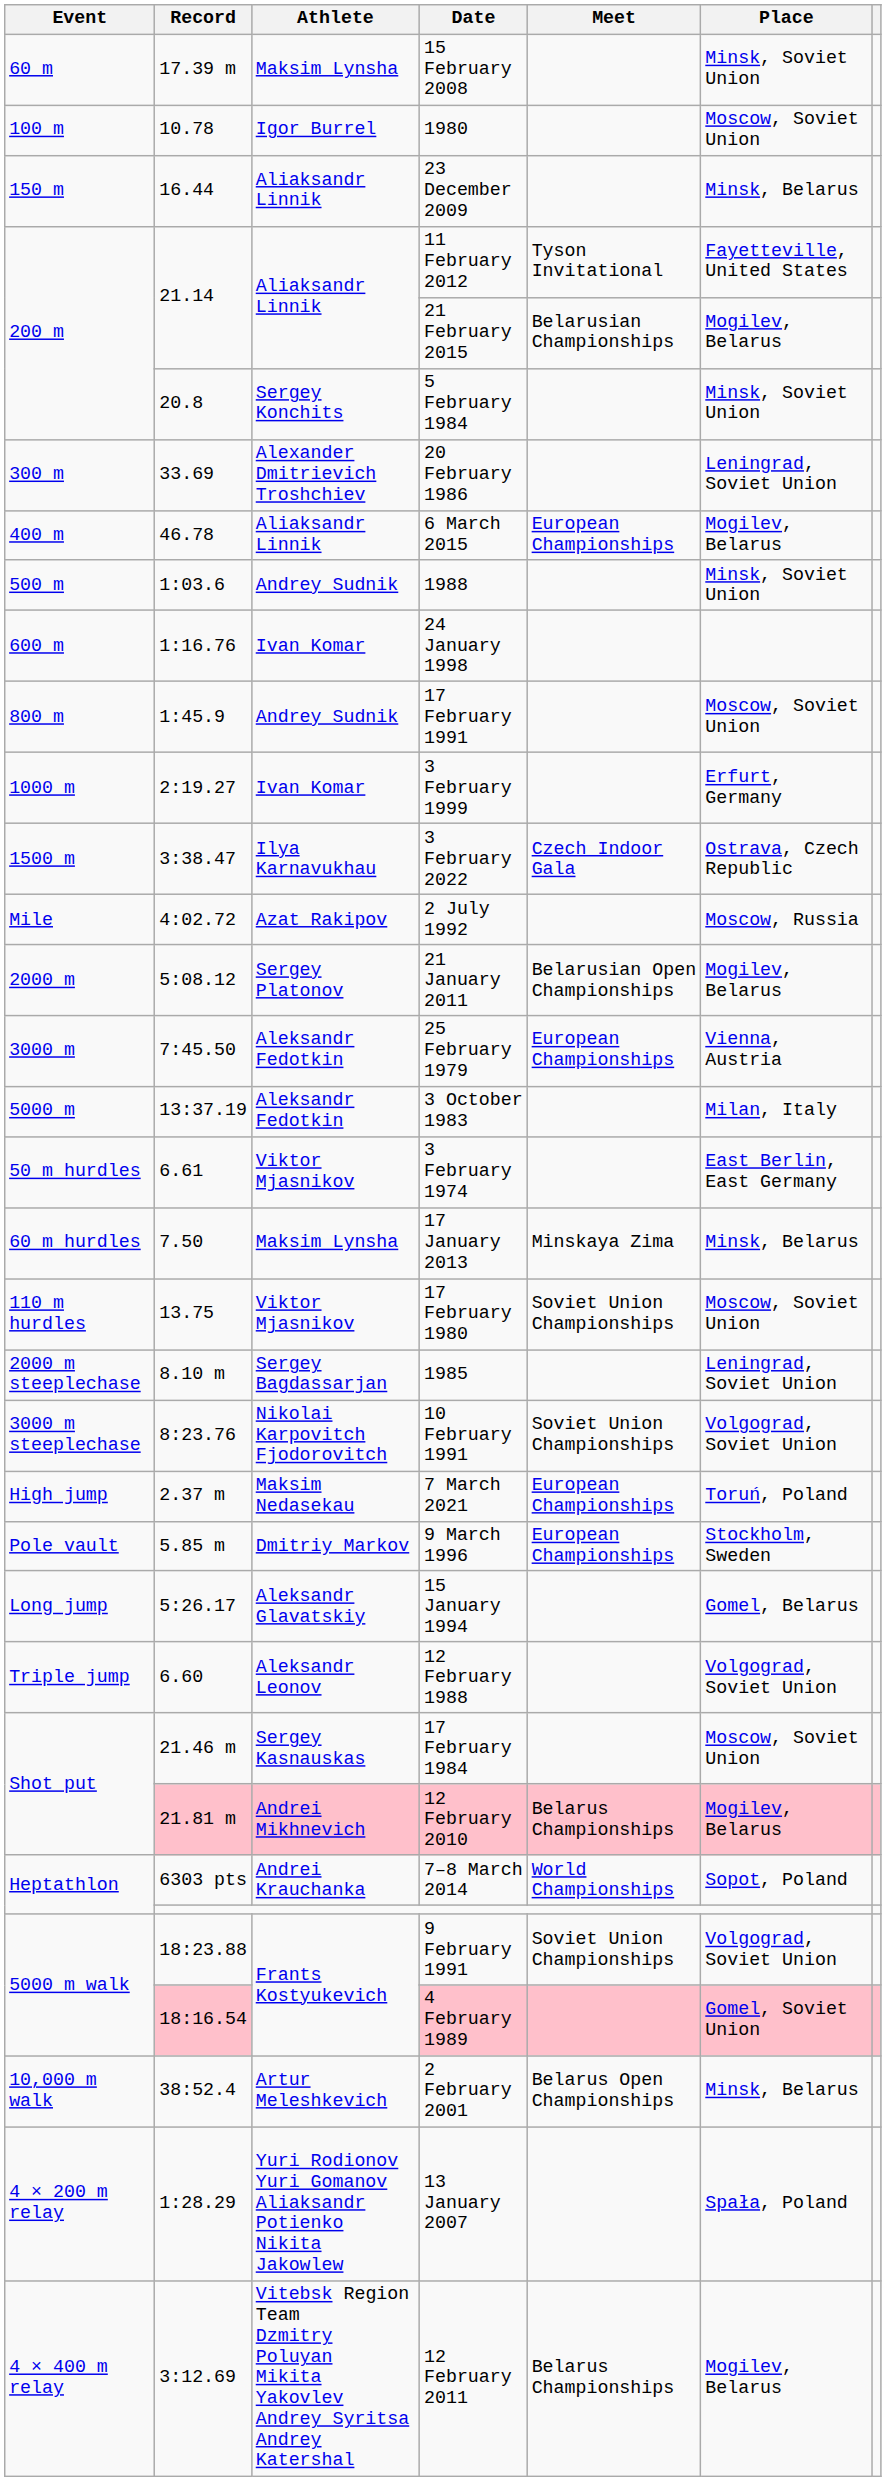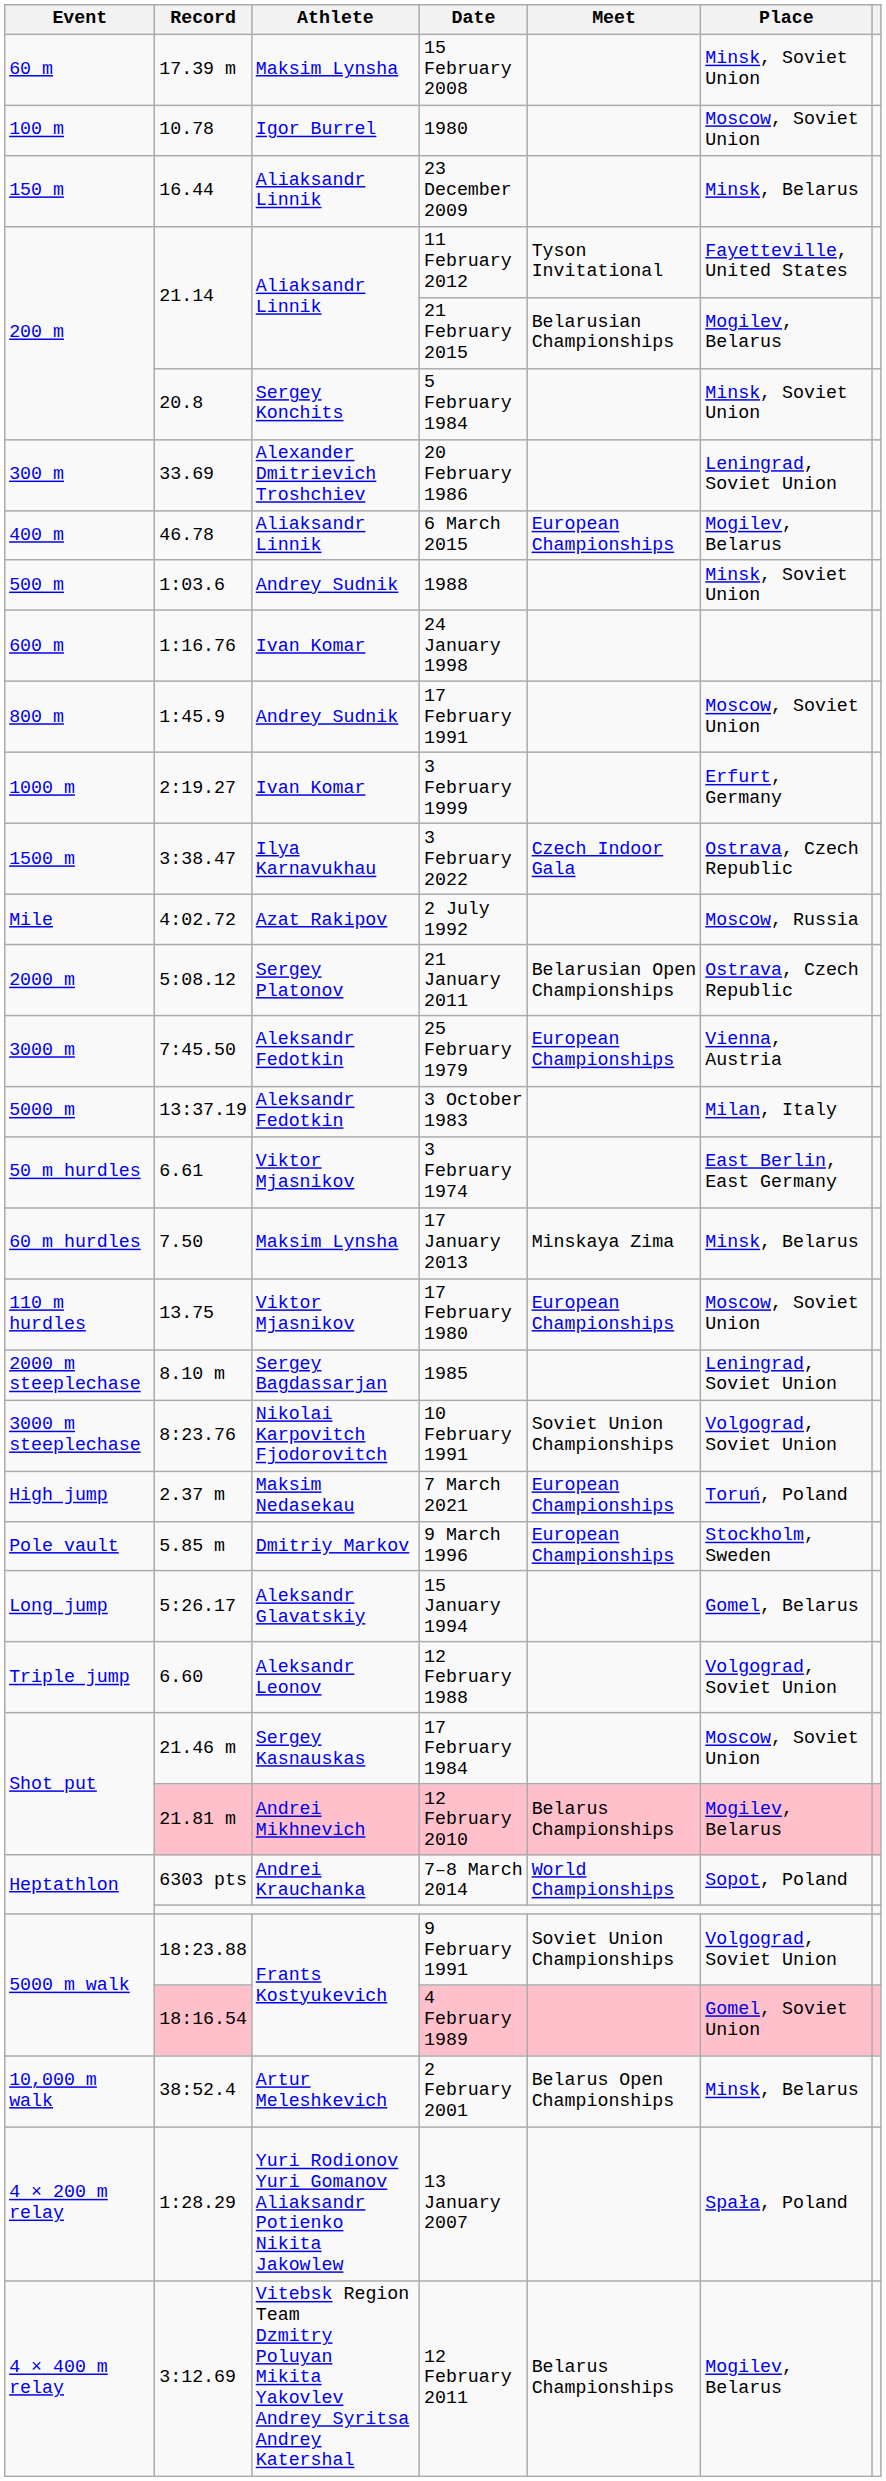(749, 980) Mogilev, Belarus -> (782, 980) Ostrava, Czech Republic
(603, 1314) Soviet Union Championships -> (603, 1314) European Championships
